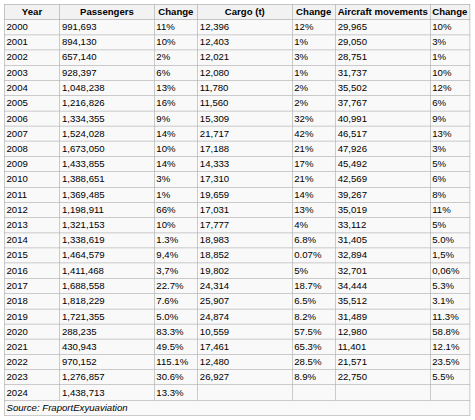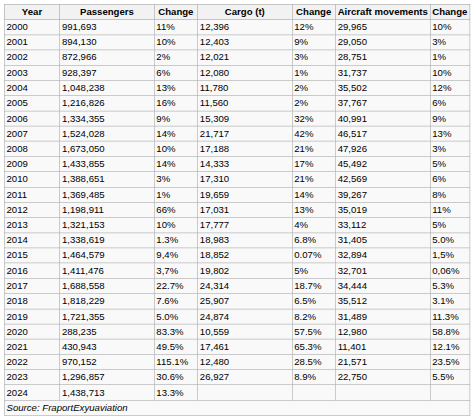(301, 42) 1% -> (301, 42) 9%
(79, 57) 657,140 -> (79, 57) 872,966
(83, 270) 1,411,468 -> (83, 270) 1,411,476
(83, 377) 1,276,857 -> (83, 377) 1,296,857
